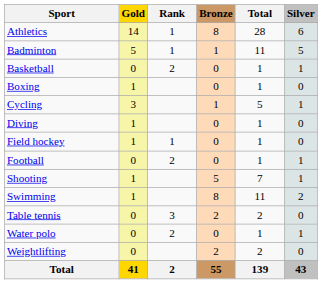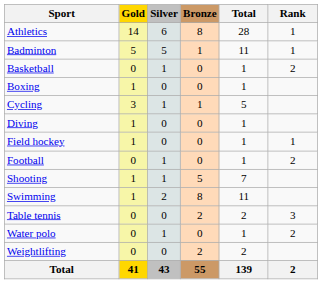columns swapped: (301, 13) <-> (172, 13)
